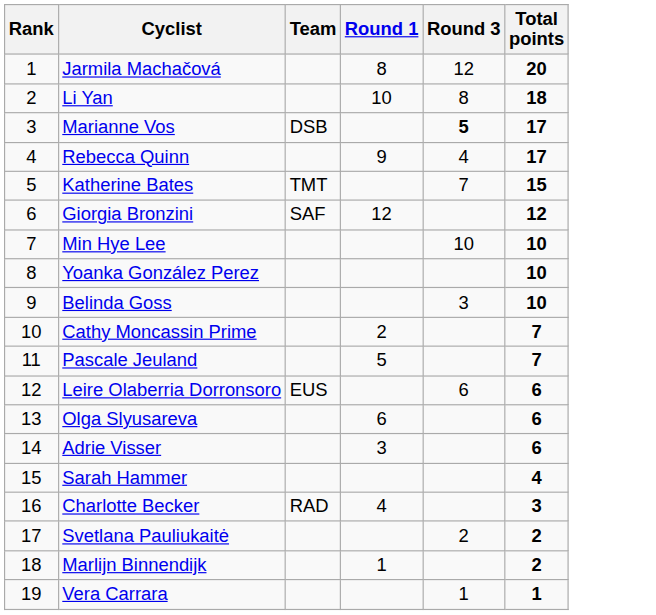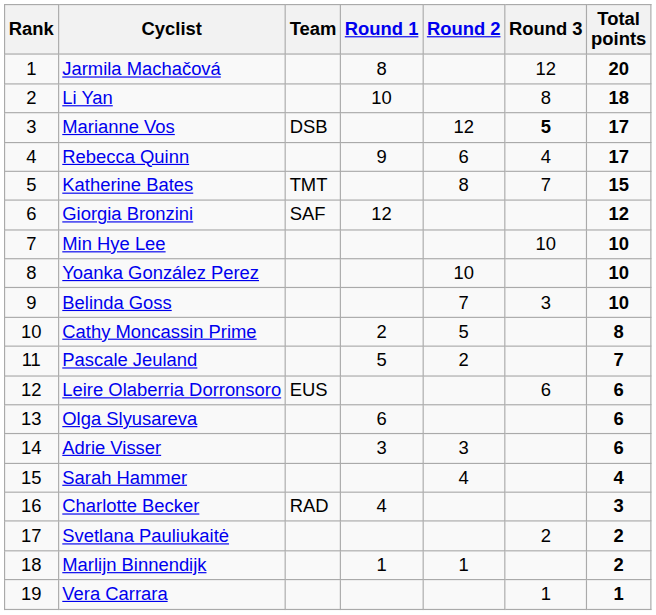+ column: (464, 29)
(537, 331) 7 -> (619, 331) 8
